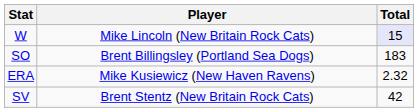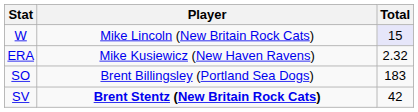rows swapped: (21, 76) <-> (21, 55)
(207, 96) normal -> (207, 96) bold
